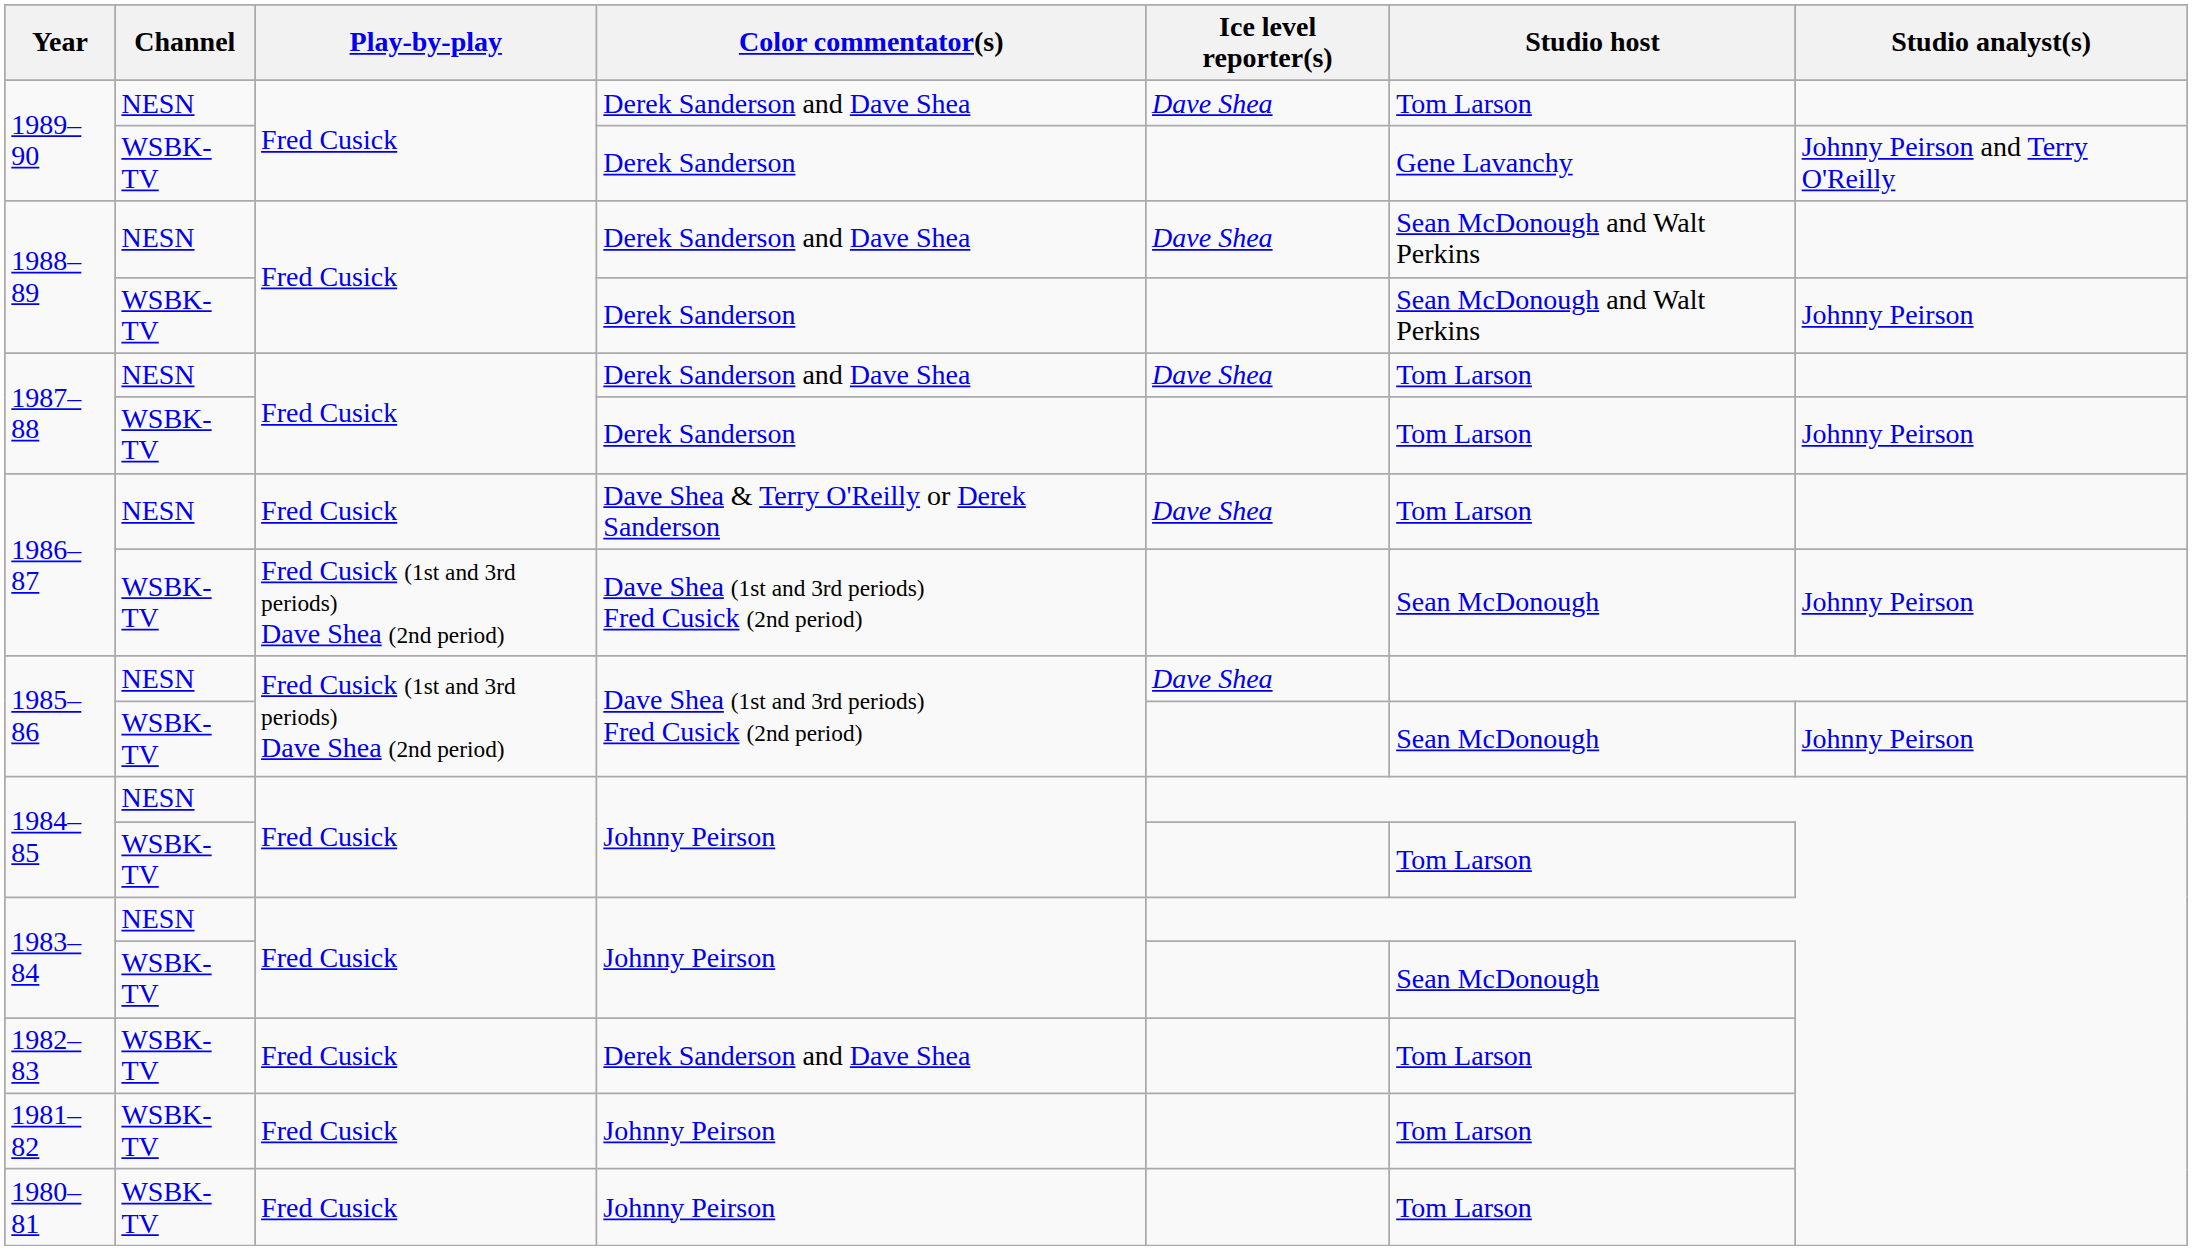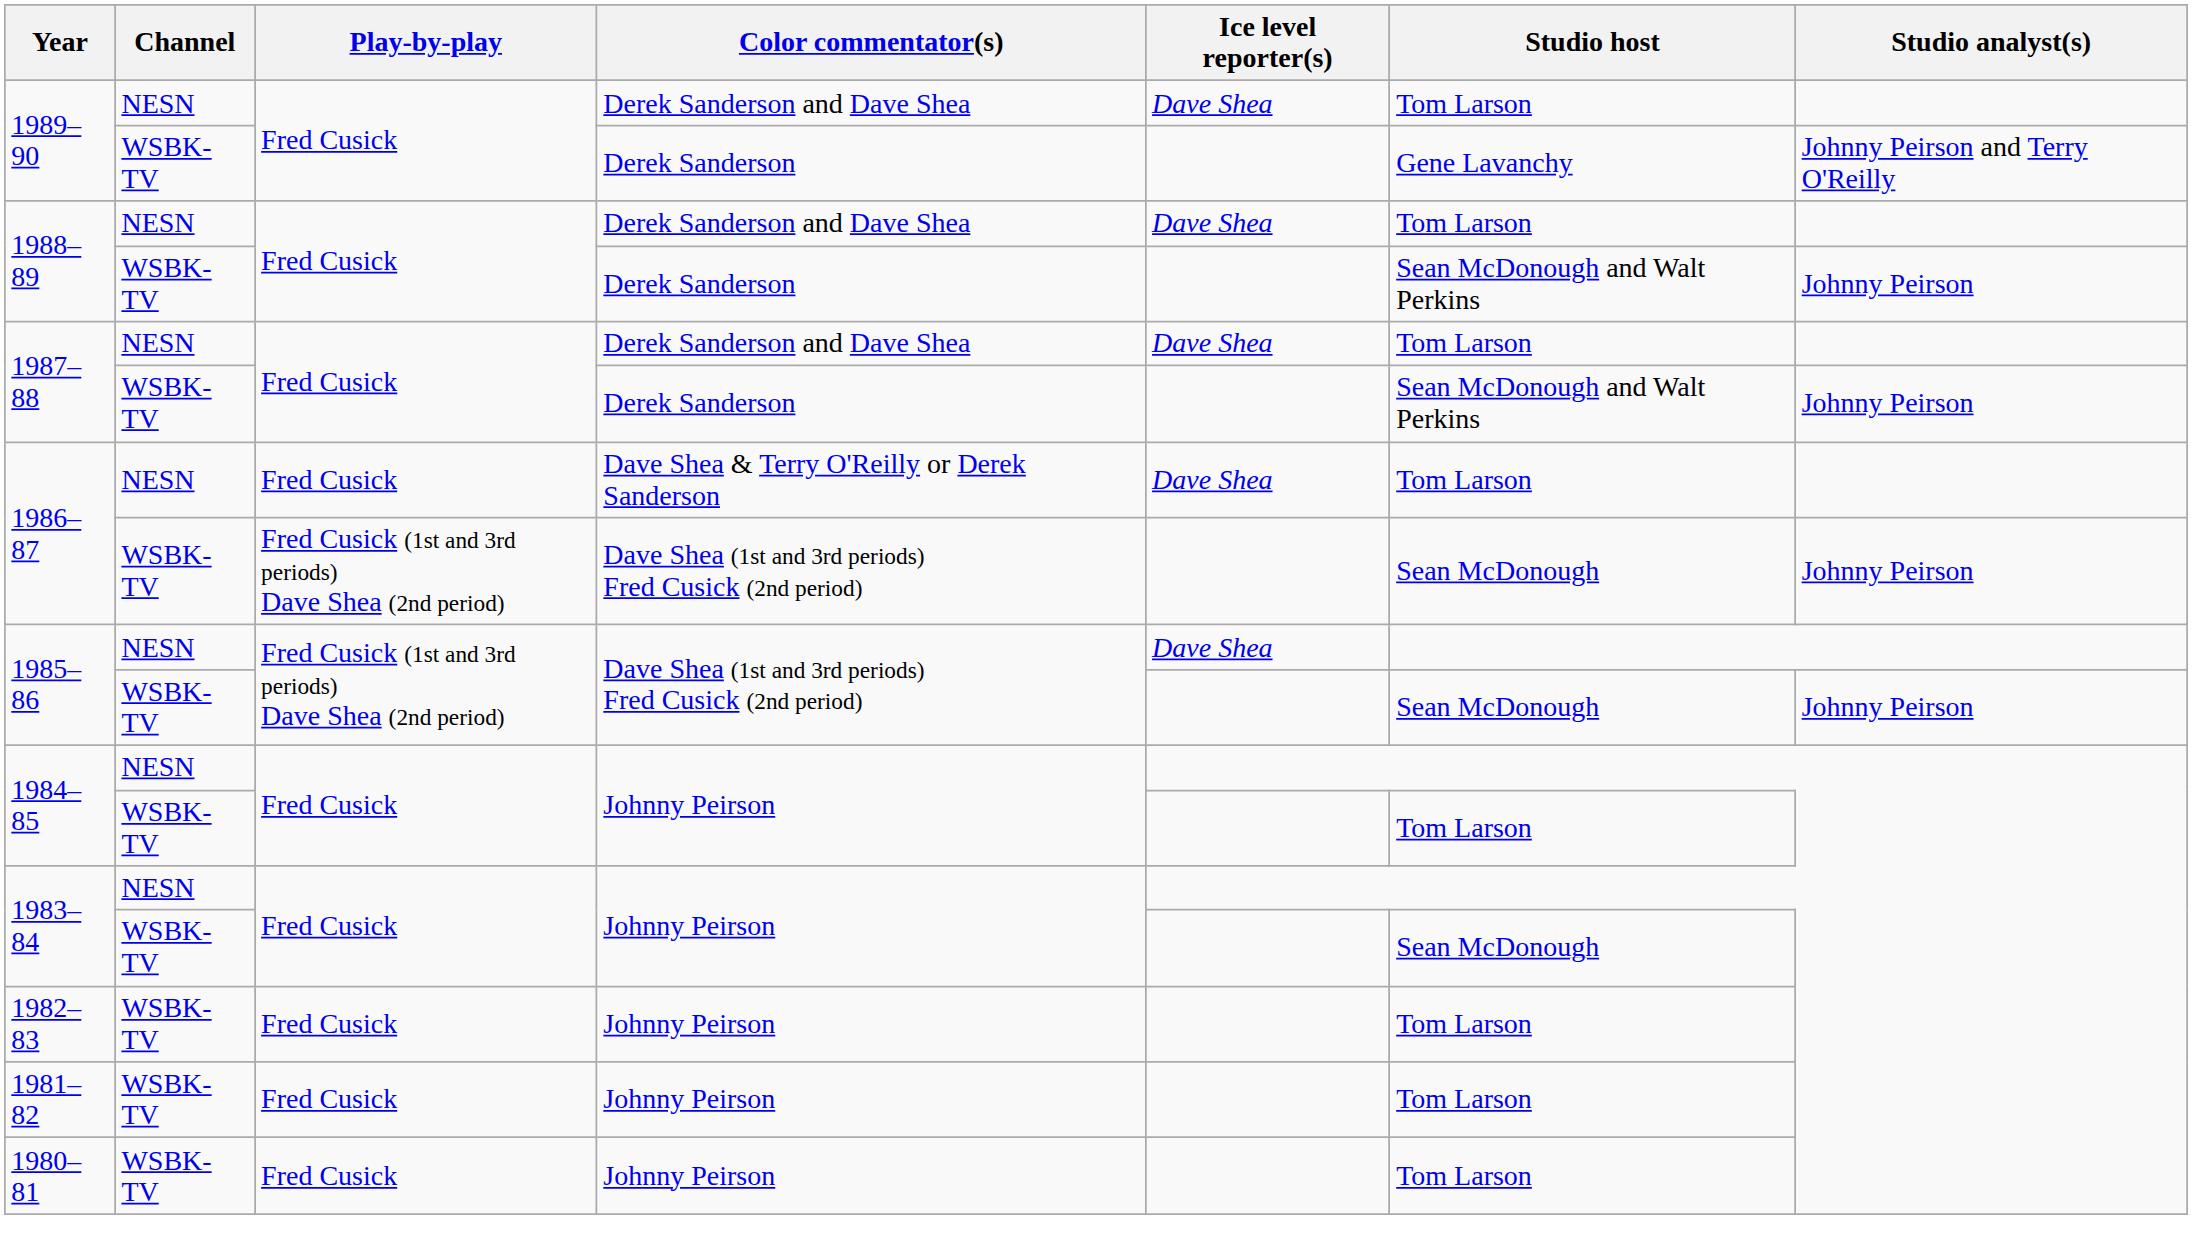(1551, 238) Sean McDonough and Walt Perkins -> (1464, 222) Tom Larson
(1464, 434) Tom Larson -> (1551, 403) Sean McDonough and Walt Perkins
(787, 1055) Derek Sanderson and Dave Shea -> (689, 1023) Johnny Peirson
